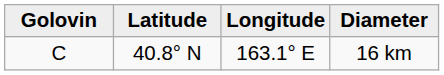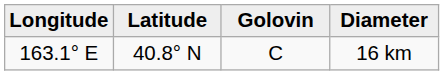columns swapped: (59, 20) <-> (276, 20)
